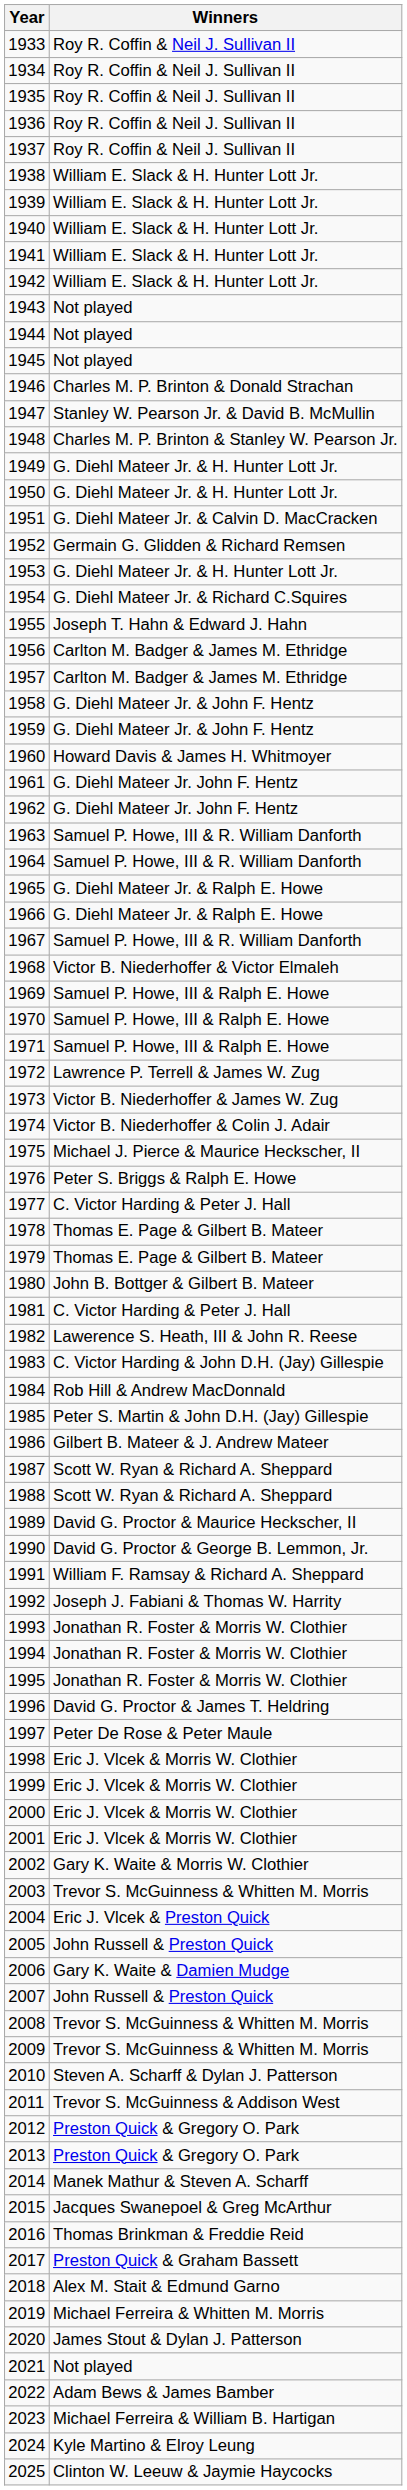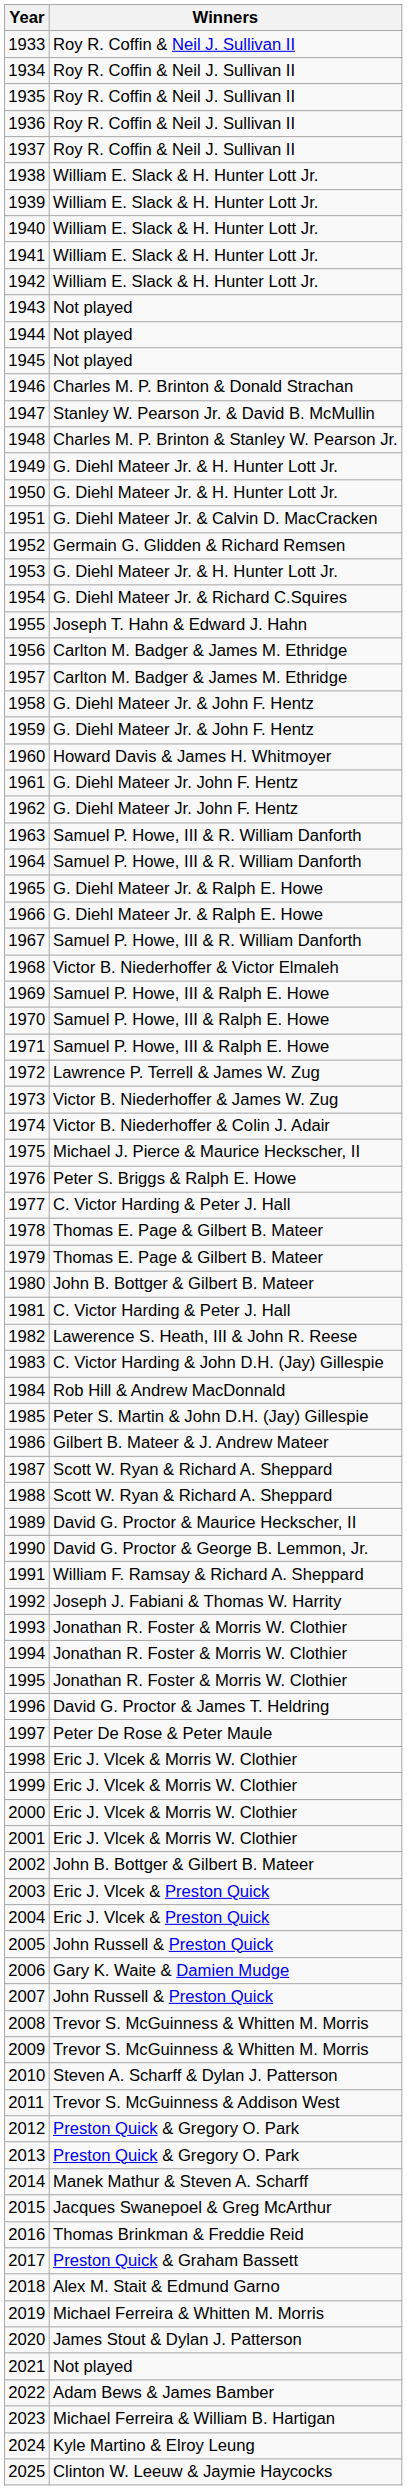(181, 1864) Gary K. Waite & Morris W. Clothier -> (183, 1864) John B. Bottger & Gilbert B. Mateer
(211, 1891) Trevor S. McGuinness & Whitten M. Morris -> (161, 1891) Eric J. Vlcek & Preston Quick
